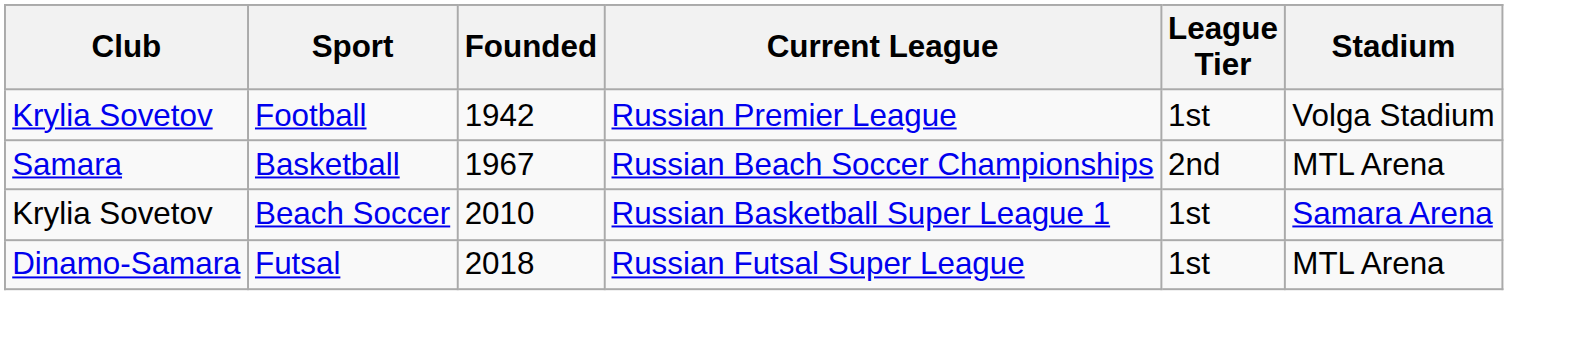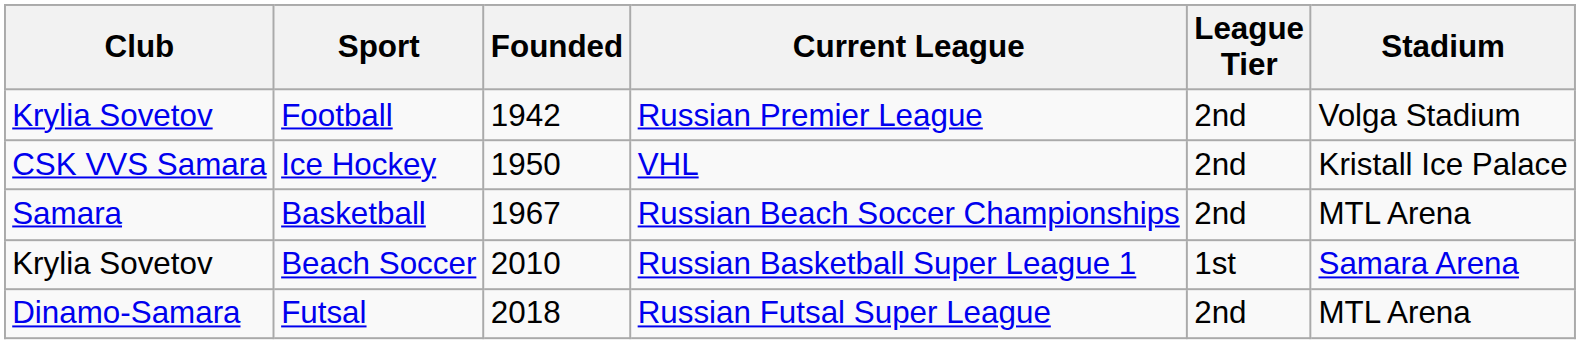(1189, 114) 1st -> (1220, 114) 2nd
+ row: (359, 164)
(1189, 263) 1st -> (1220, 313) 2nd
